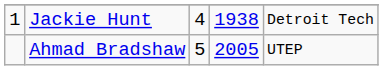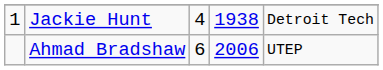(200, 50) 5 -> (200, 50) 6
(237, 50) 2005 -> (237, 50) 2006
